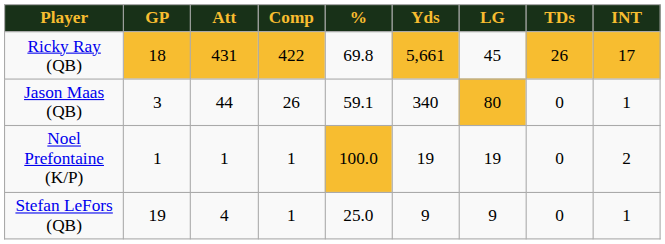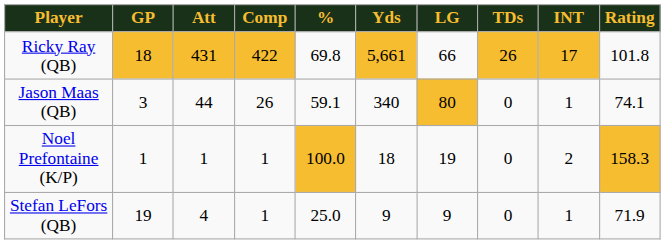+ column: (630, 18)
(492, 55) 45 -> (447, 55) 66
(425, 158) 19 -> (386, 158) 18
